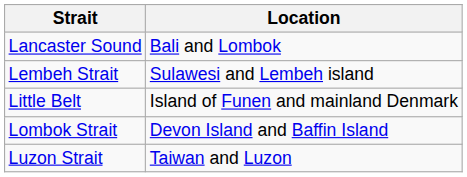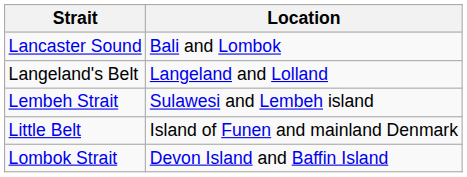+ row: (73, 74)
- row: (56, 158)
